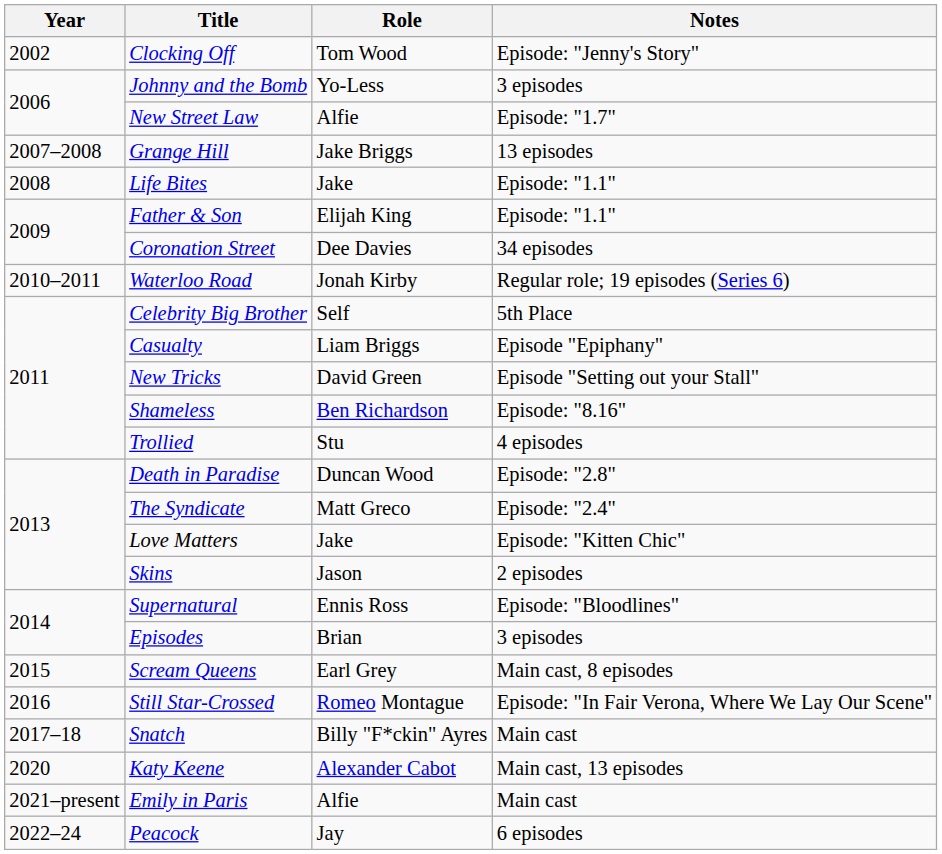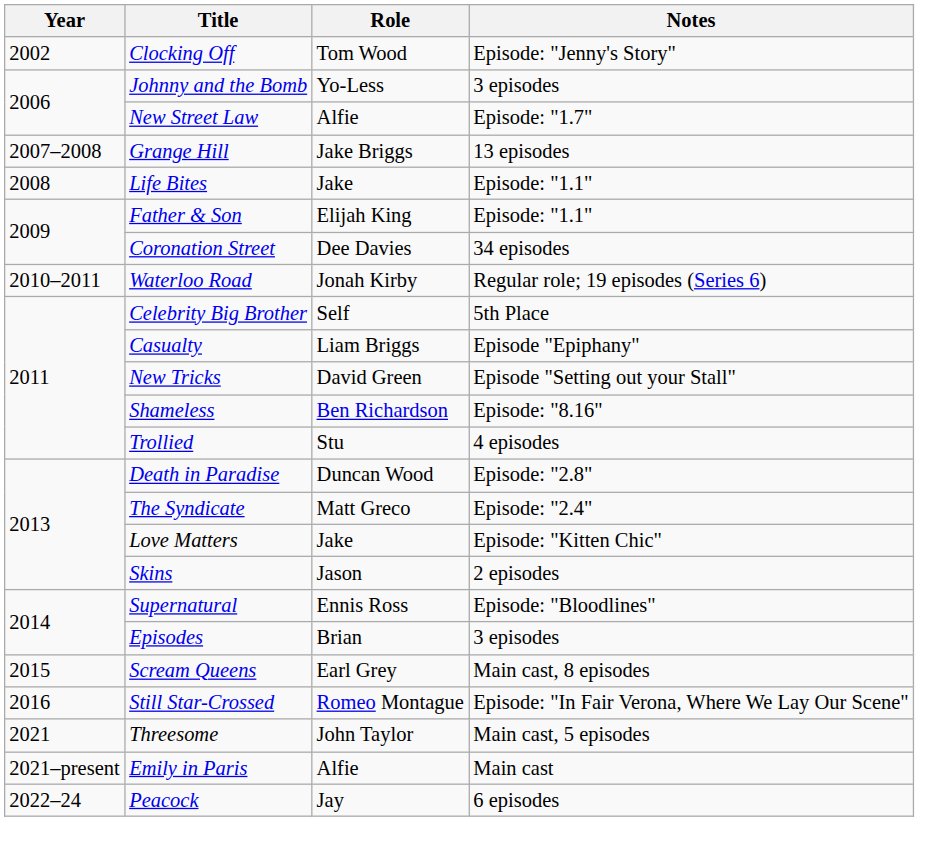- row: (157, 735)
- row: (177, 767)
+ row: (174, 735)
